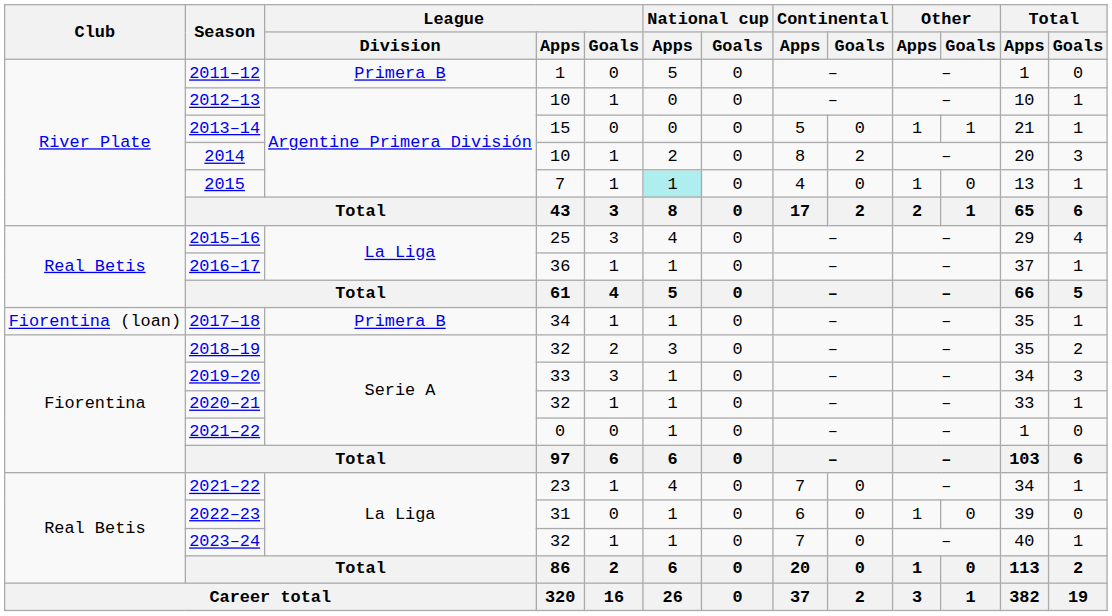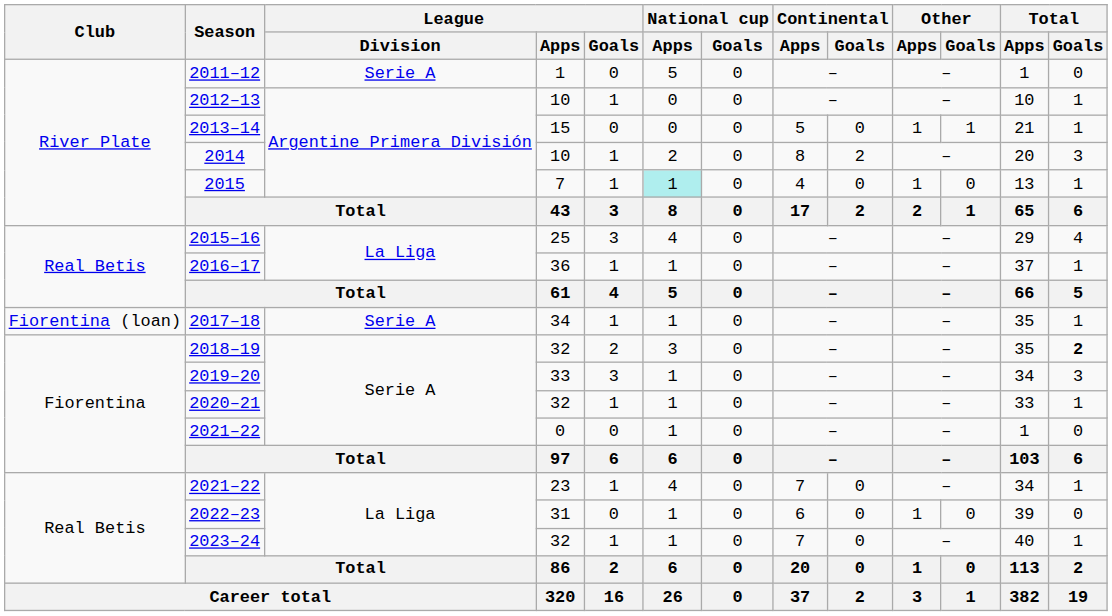(400, 74) Primera B -> (400, 74) Serie A
(400, 321) Primera B -> (400, 321) Serie A
(1078, 349) normal -> (1078, 349) bold
